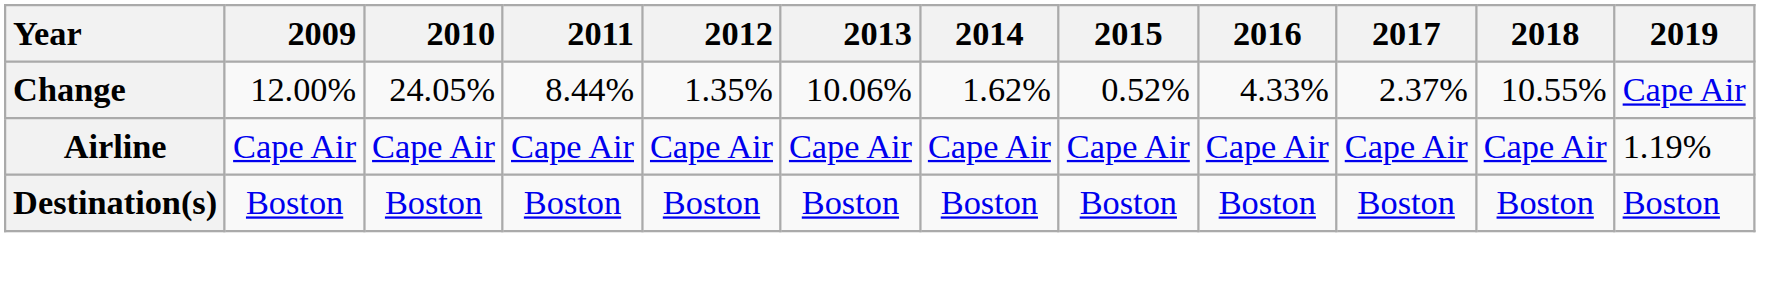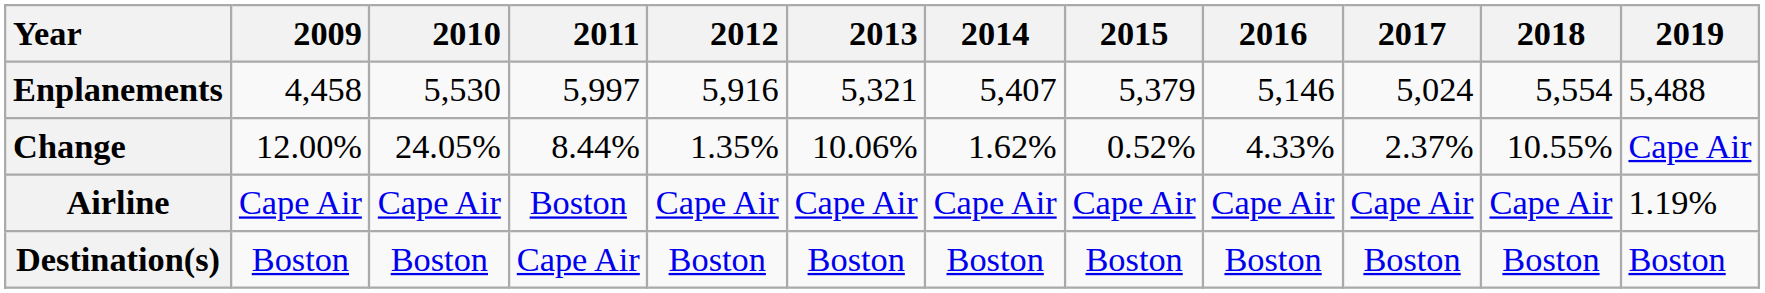+ row: (118, 89)
(573, 146) Cape Air -> (578, 202) Boston
(573, 202) Boston -> (578, 259) Cape Air
